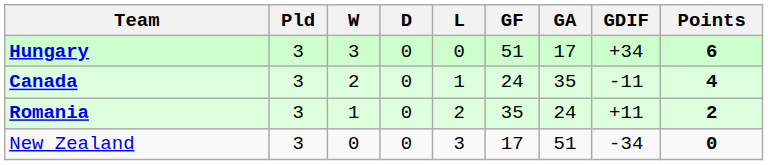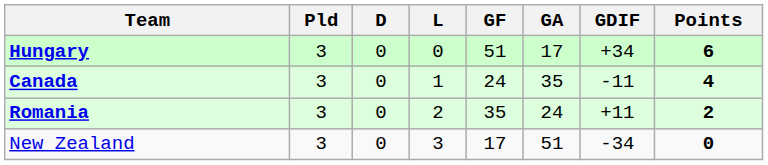- column: (354, 20)
